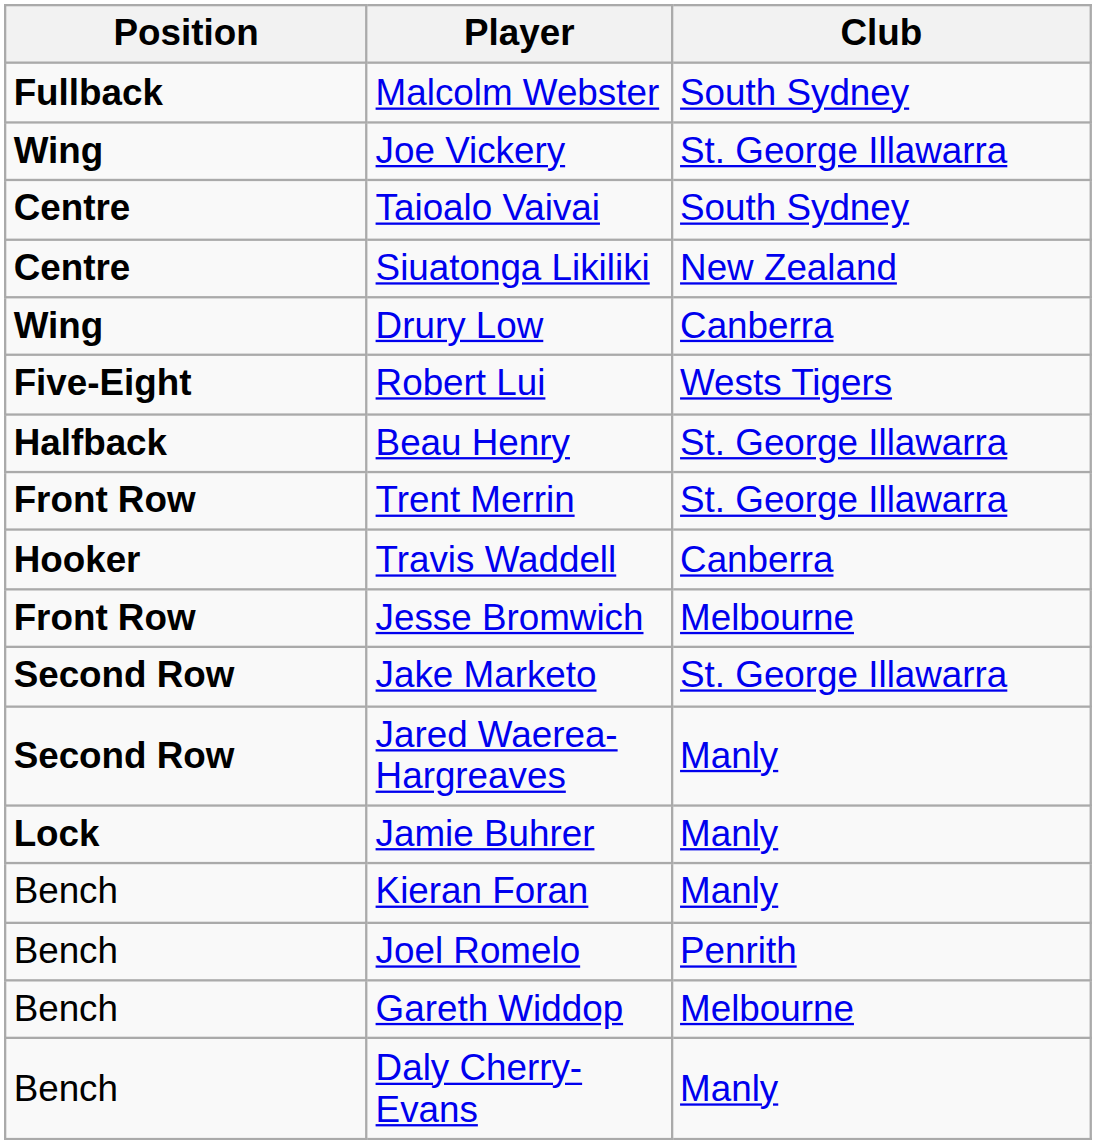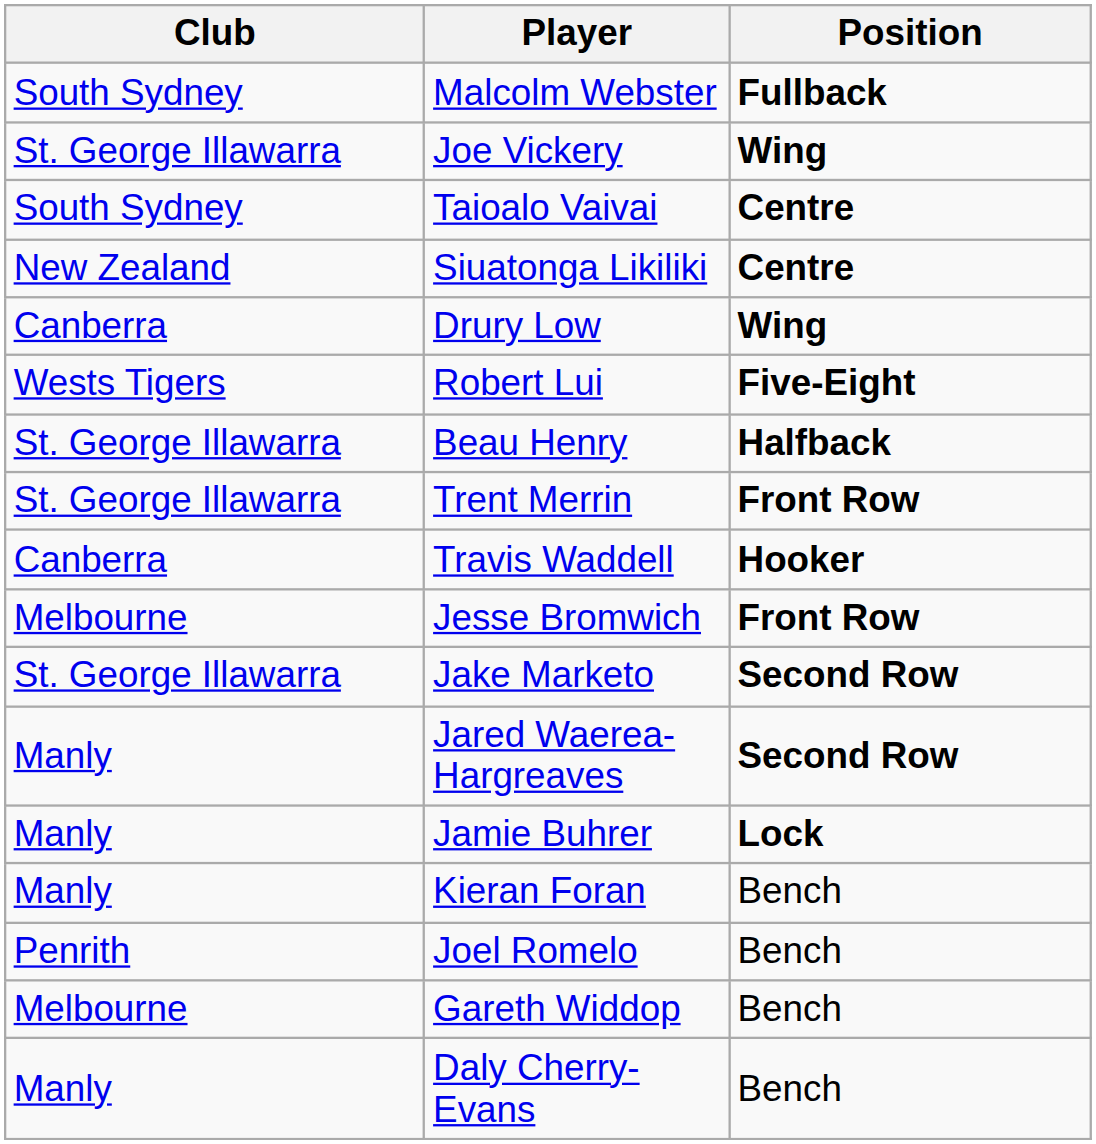columns swapped: (186, 33) <-> (881, 33)
